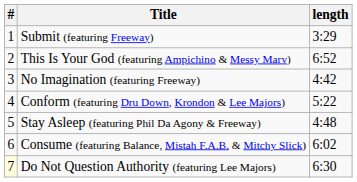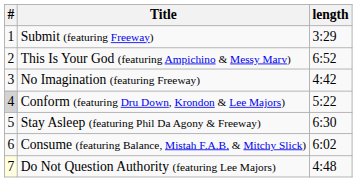(11, 101) no background -> (11, 101) lightgrey background
(324, 123) 4:48 -> (324, 123) 6:30
(324, 166) 6:30 -> (324, 166) 4:48
